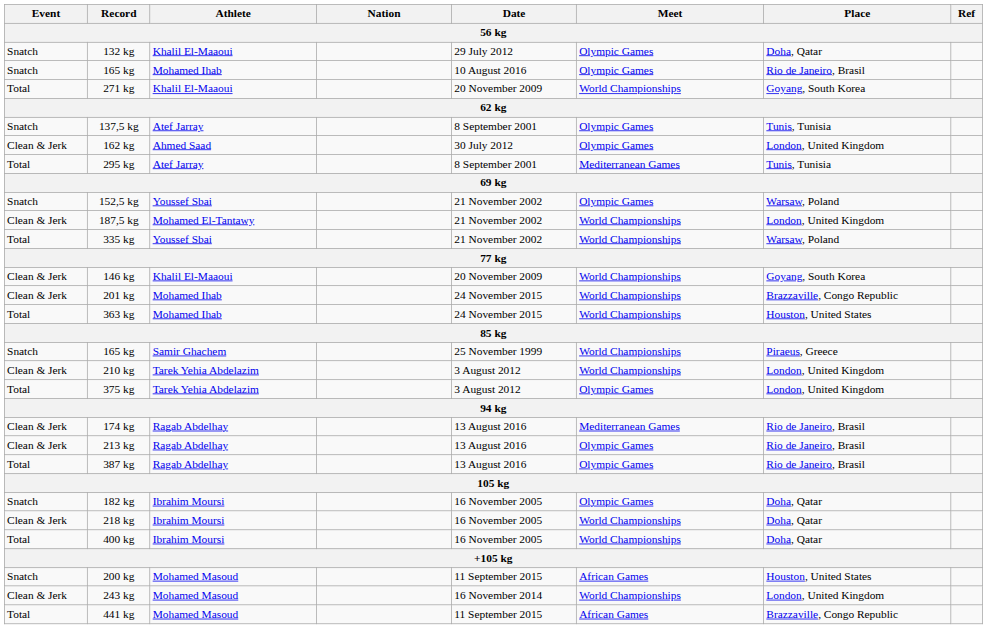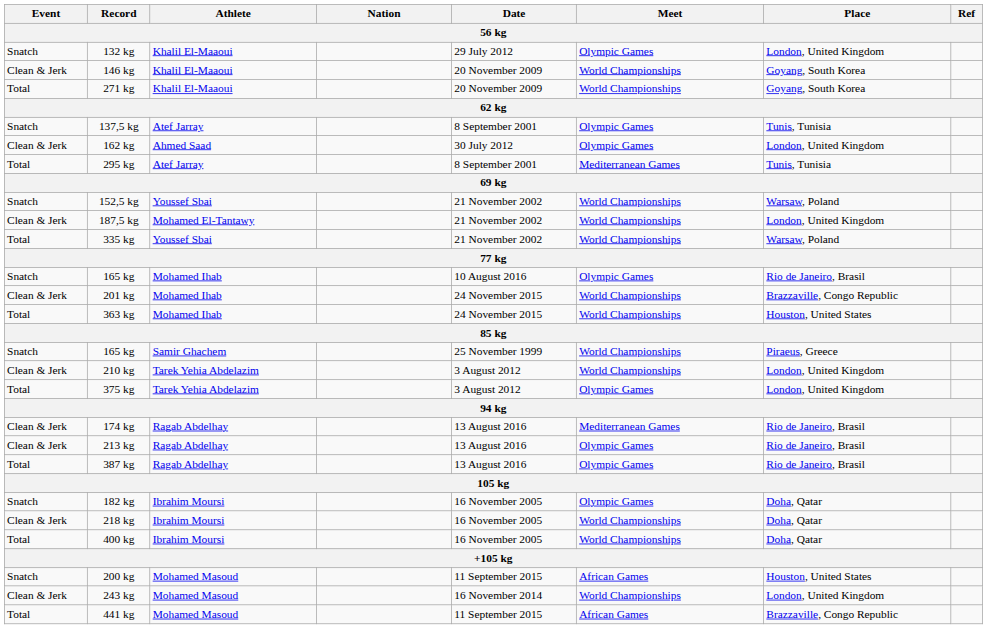(794, 51) Doha, Qatar -> (825, 51) London, United Kingdom
rows swapped: (119, 276) <-> (119, 70)
(616, 201) Olympic Games -> (630, 201) World Championships
